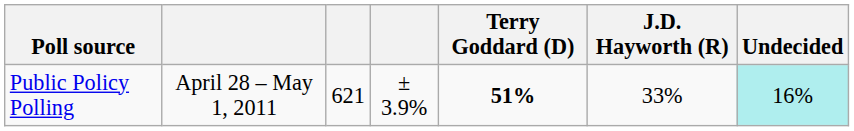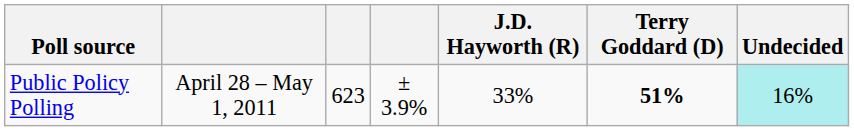columns swapped: (662, 34) <-> (513, 34)
(348, 94) 621 -> (348, 94) 623
